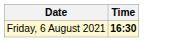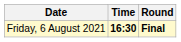+ column: (157, 12)
